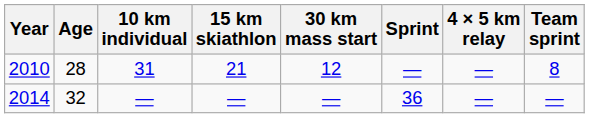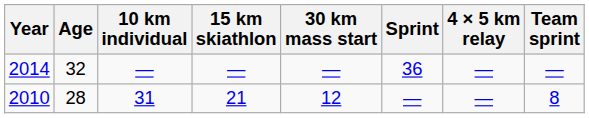rows swapped: (29, 68) <-> (29, 98)
